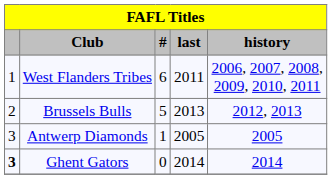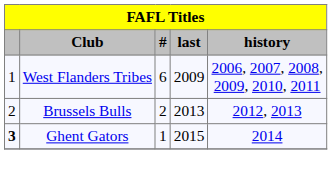(189, 76) 2011 -> (189, 76) 2009
(163, 111) 5 -> (163, 111) 2
- row: (87, 136)
(163, 161) 0 -> (163, 136) 1
(189, 161) 2014 -> (189, 136) 2015
